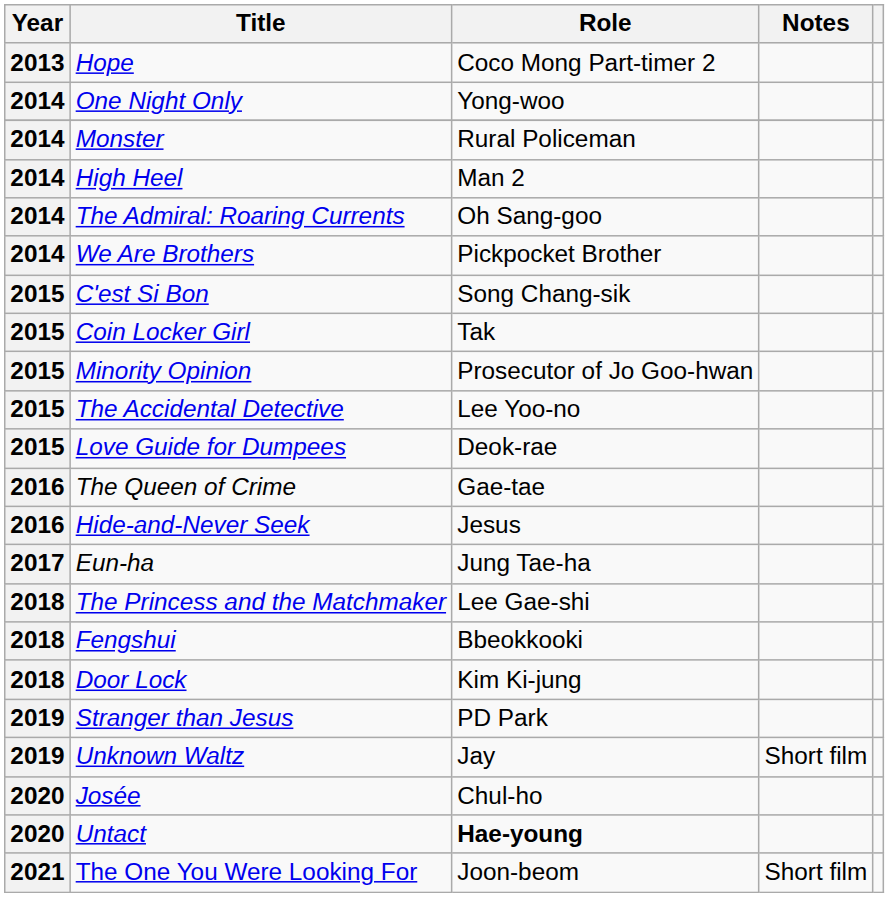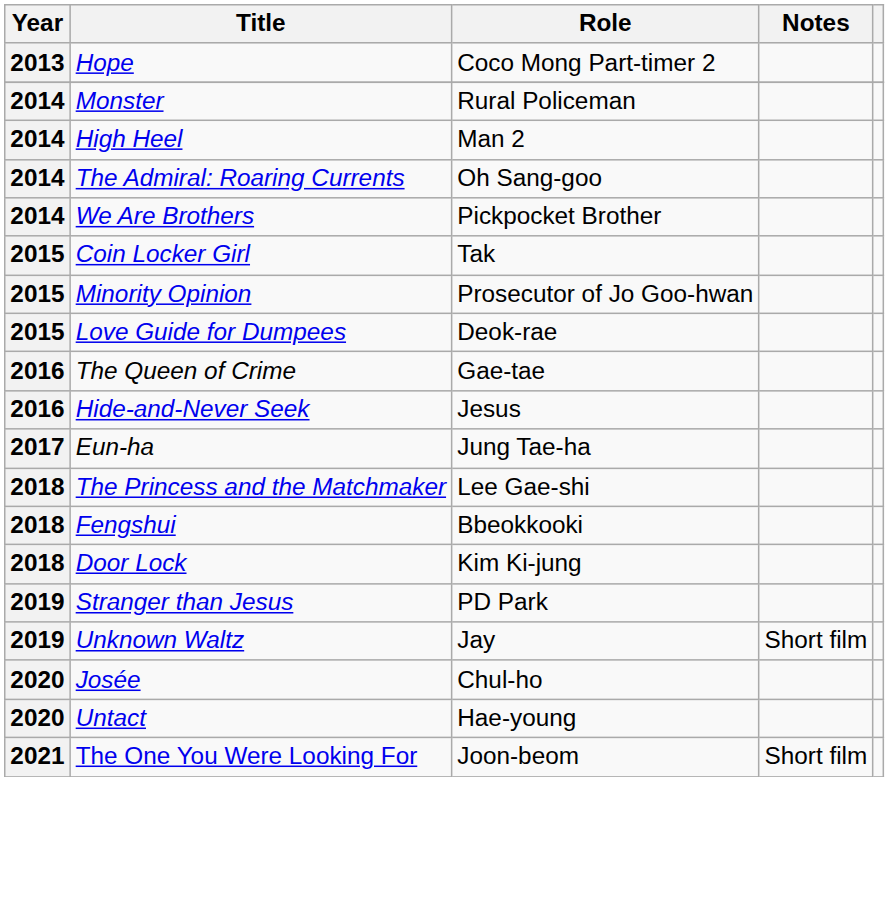- row: (159, 100)
- row: (142, 293)
- row: (210, 409)
(520, 833) bold -> (517, 718) normal
